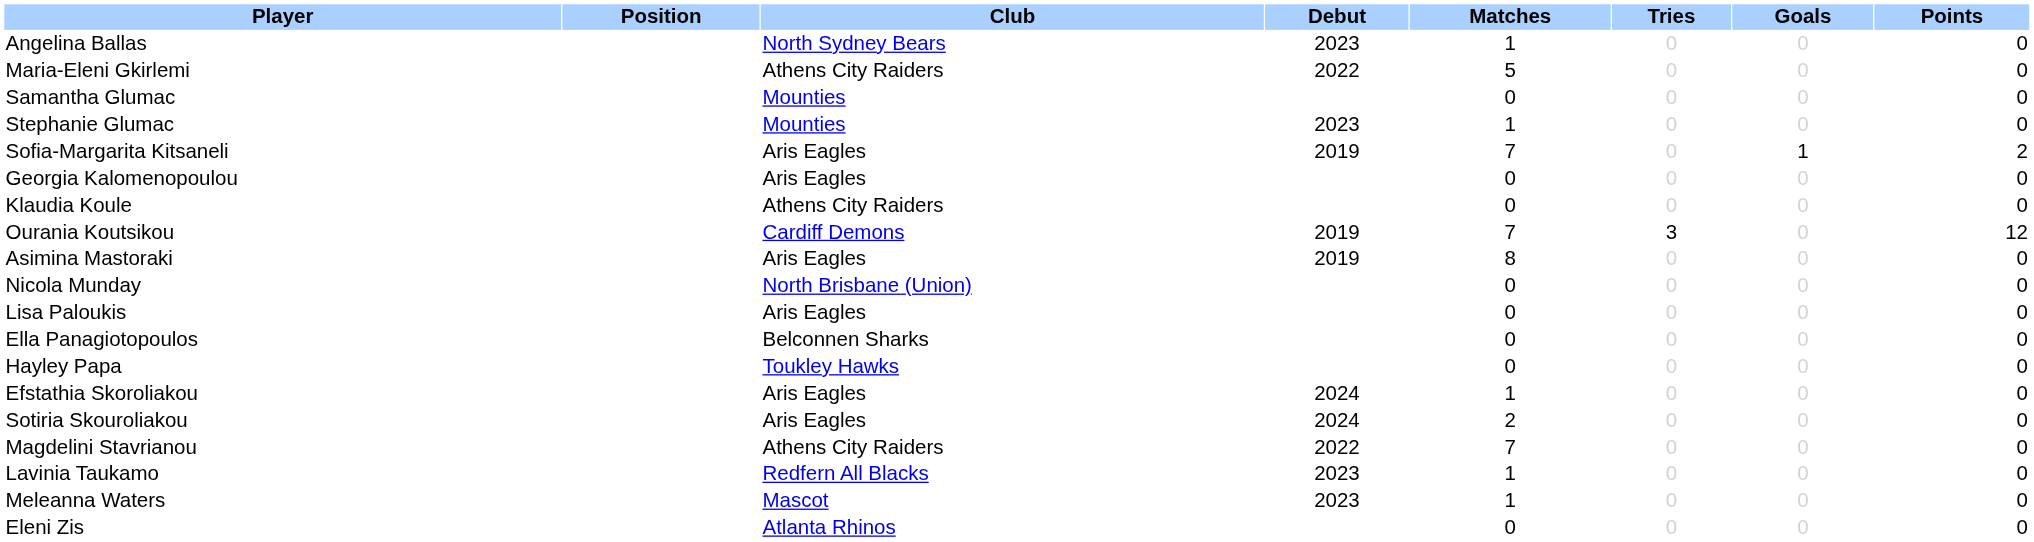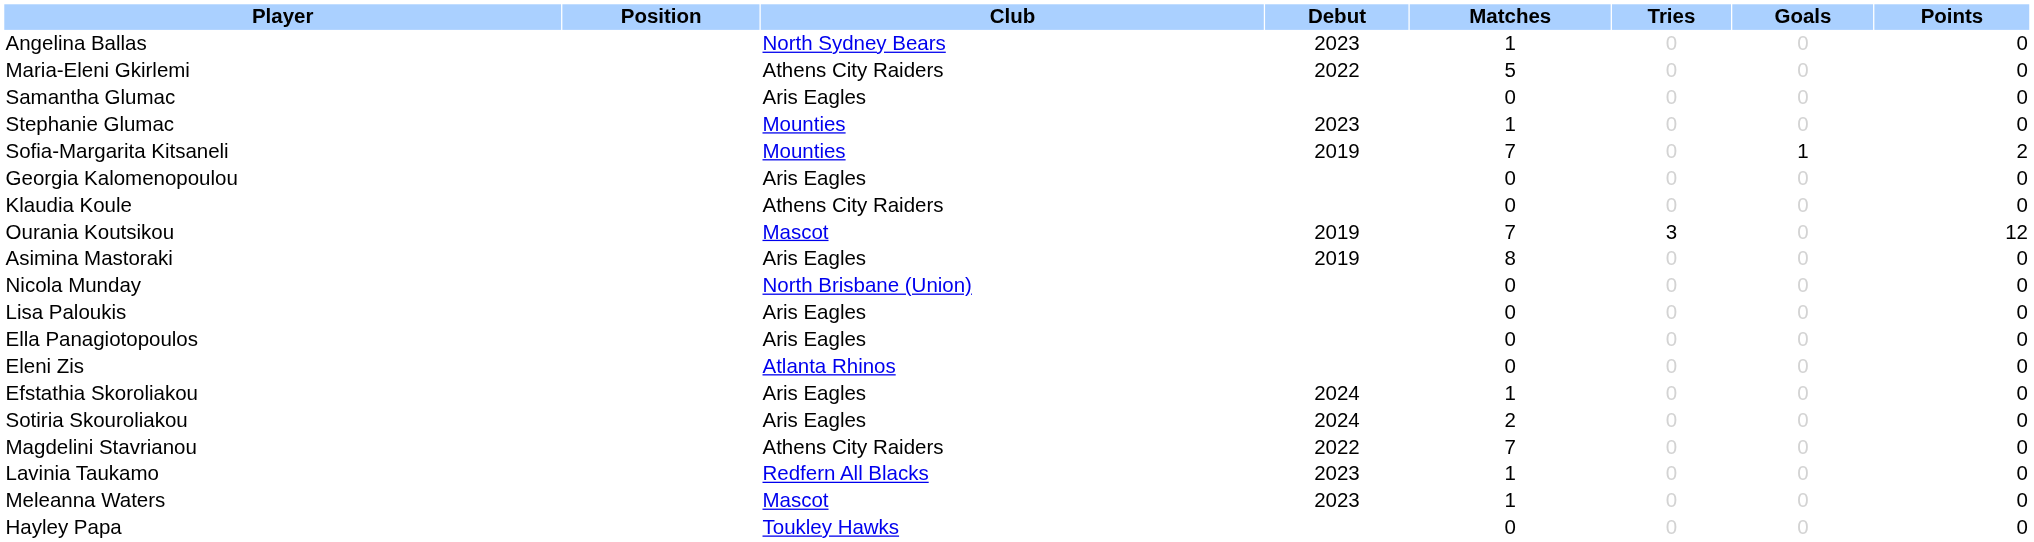(804, 97) Mounties -> (814, 97) Aris Eagles
(814, 151) Aris Eagles -> (804, 151) Mounties
(833, 231) Cardiff Demons -> (796, 231) Mascot
(846, 339) Belconnen Sharks -> (814, 339) Aris Eagles
rows swapped: (64, 366) <-> (45, 527)
